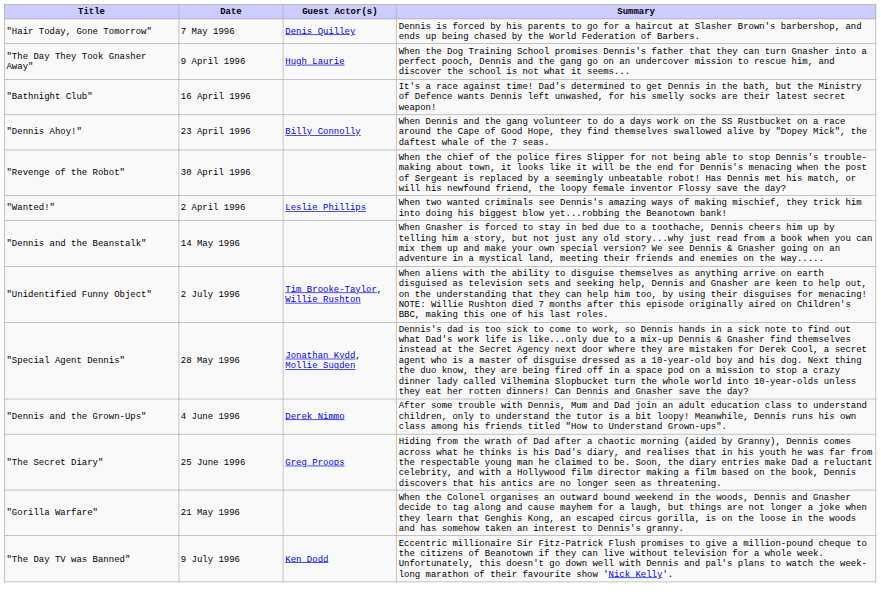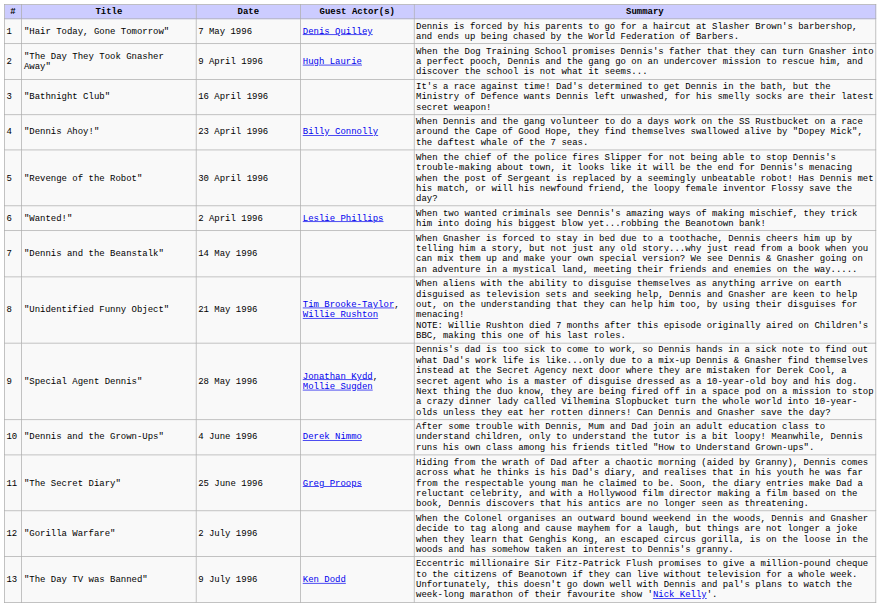+ column: (13, 12)
(210, 294) 2 July 1996 -> (228, 310) 21 May 1996
(210, 513) 21 May 1996 -> (228, 534) 2 July 1996
